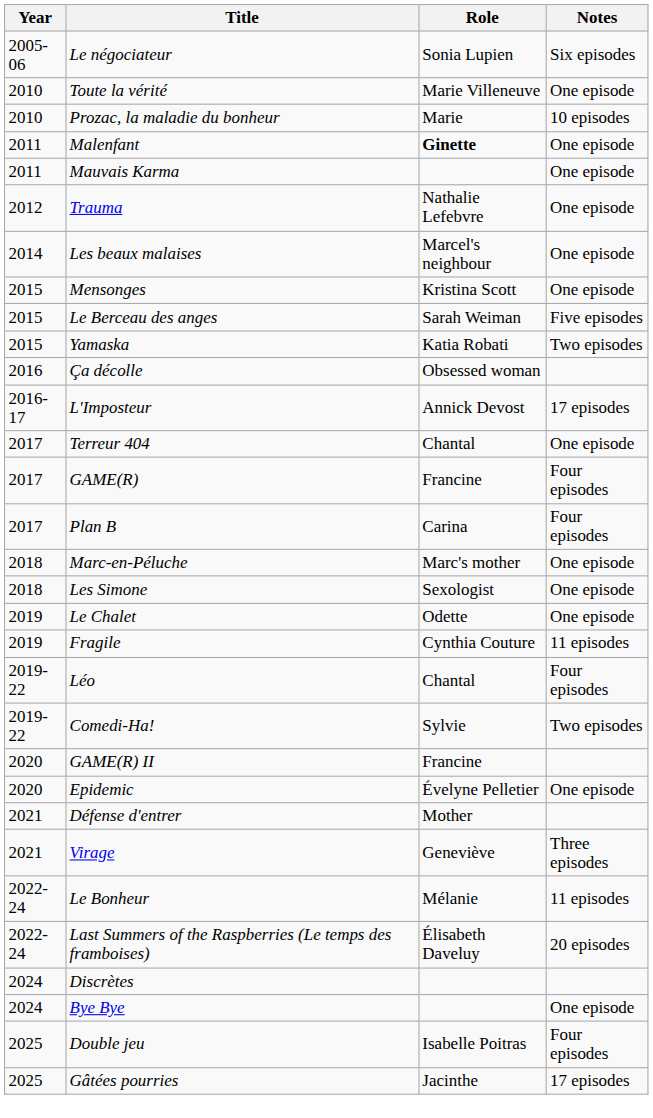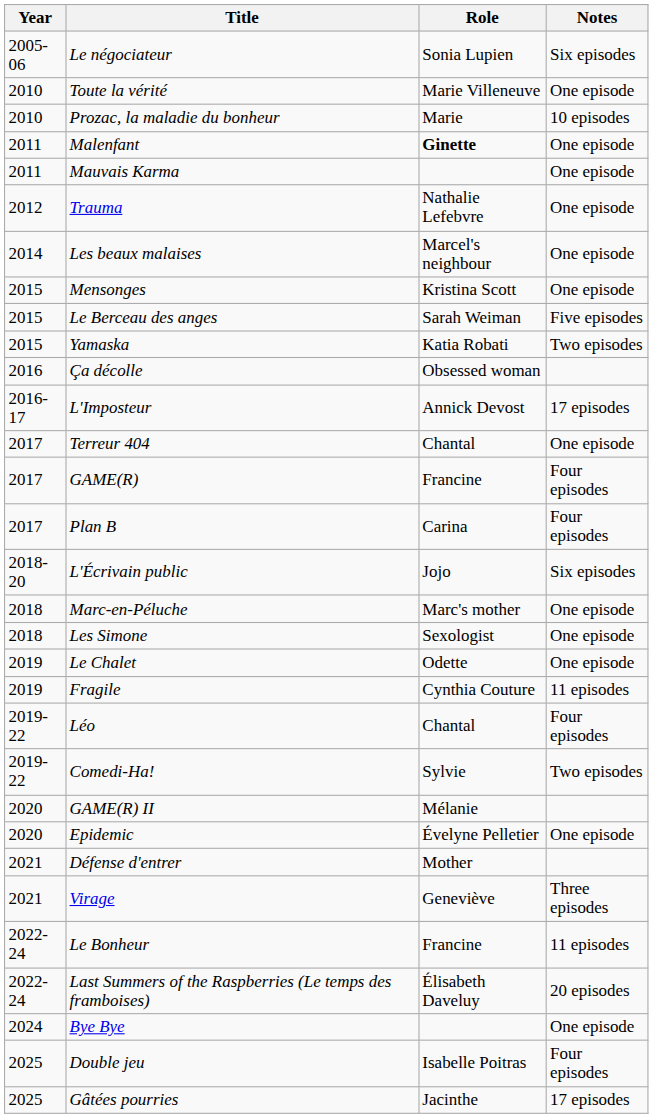+ row: (129, 572)
(452, 762) Francine -> (450, 808) Mélanie
(450, 898) Mélanie -> (452, 944) Francine
- row: (102, 980)
